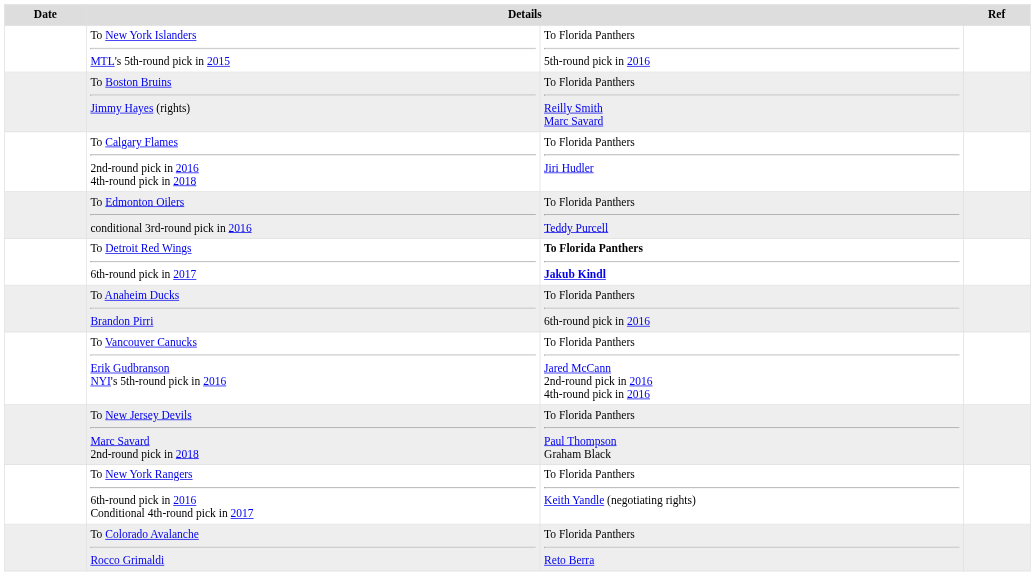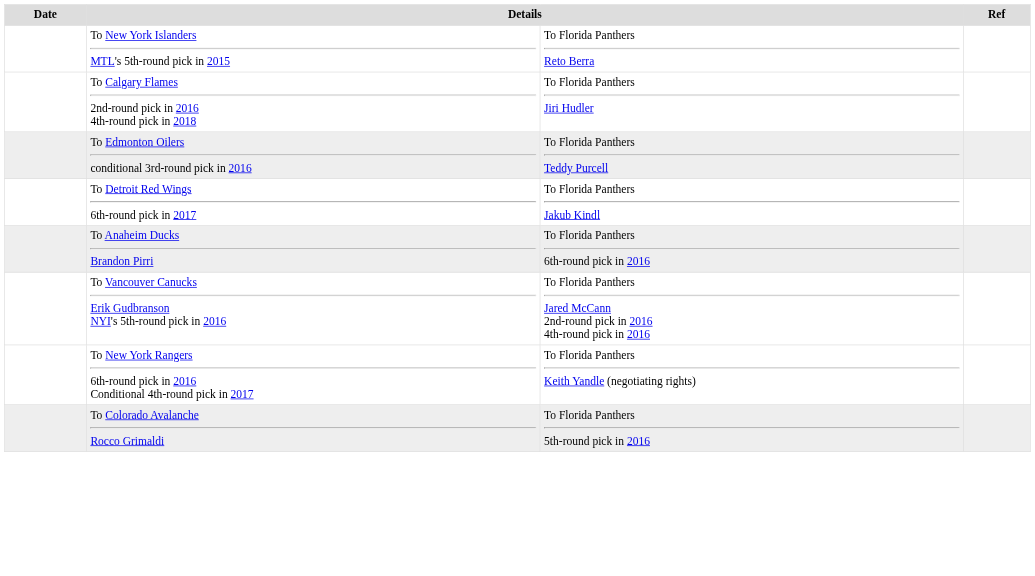(752, 48) To Florida Panthers 5th-round pick in 2016 -> (752, 48) To Florida Panthers Reto Berra
- row: (313, 95)
(752, 261) bold -> (752, 202) normal
- row: (313, 434)
(752, 547) To Florida Panthers Reto Berra -> (752, 428) To Florida Panthers 5th-round pick in 2016
